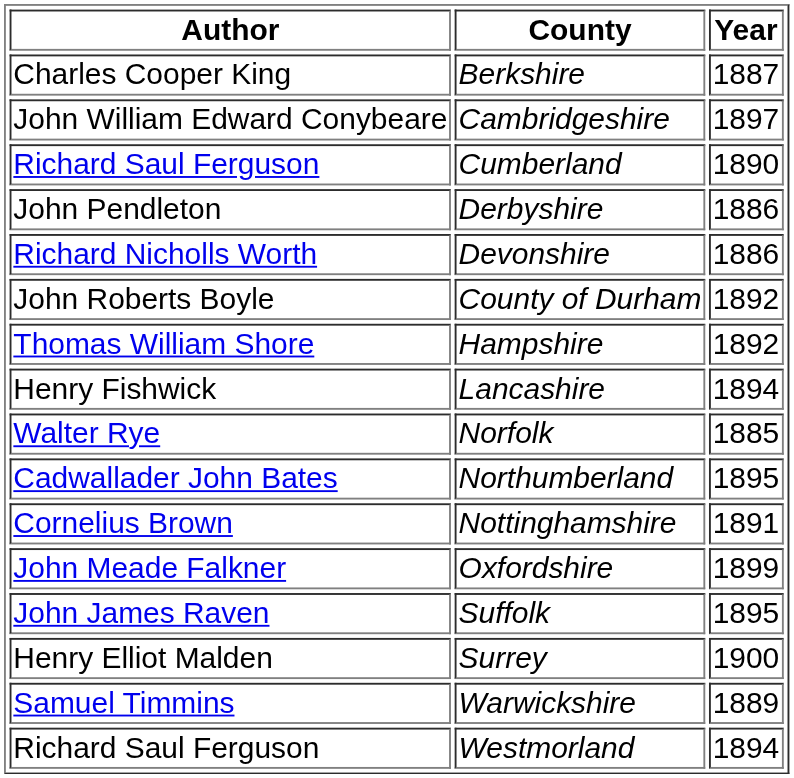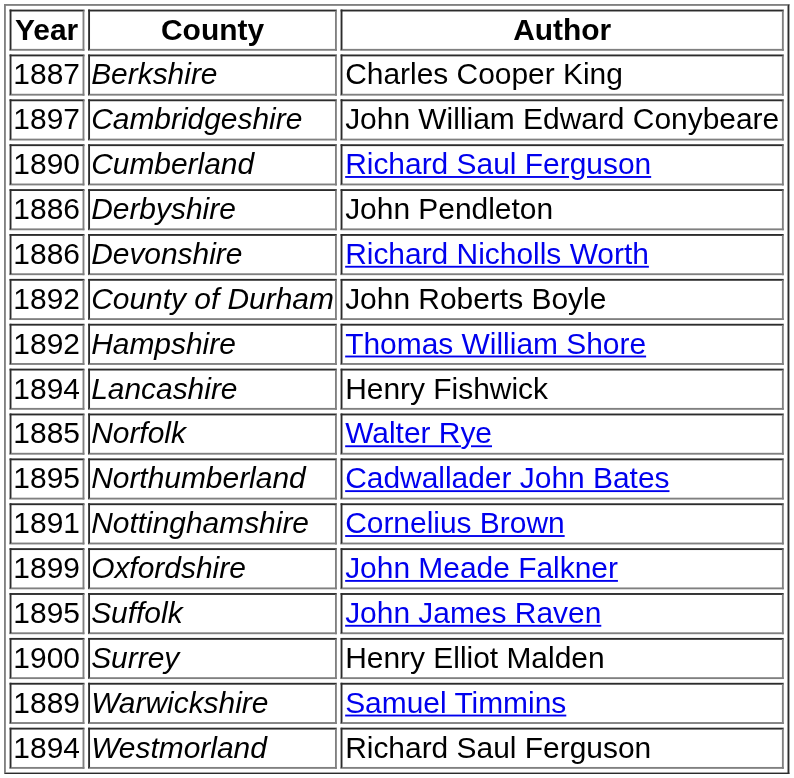columns swapped: (746, 29) <-> (230, 29)
